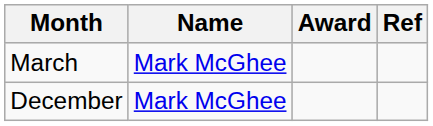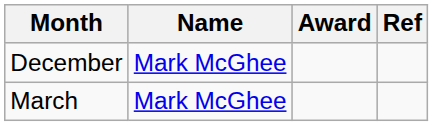rows swapped: (66, 100) <-> (44, 62)
